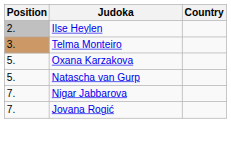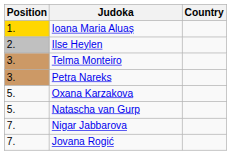+ row: (93, 28)
+ row: (82, 77)
